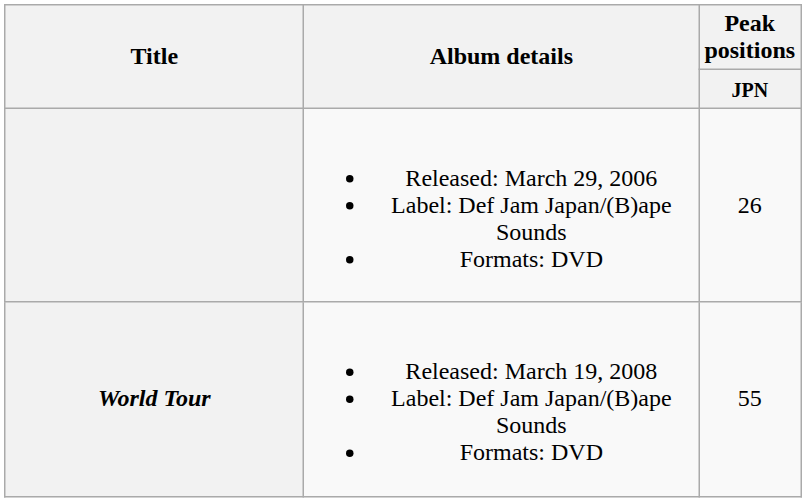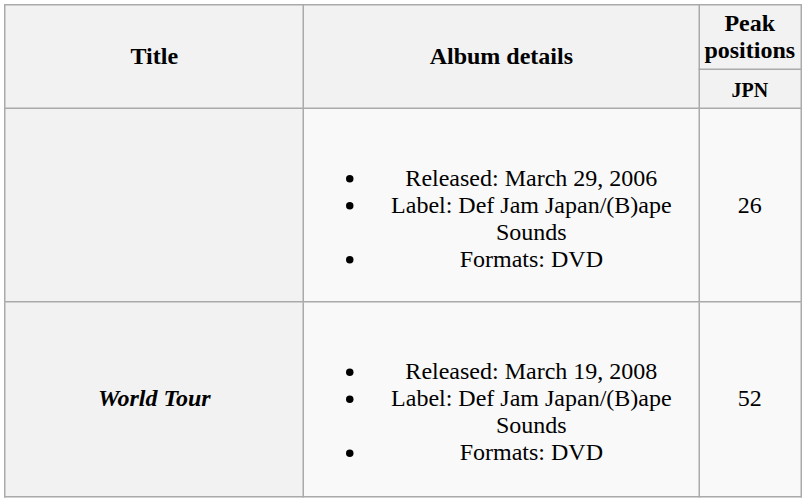(750, 398) 55 -> (750, 398) 52
